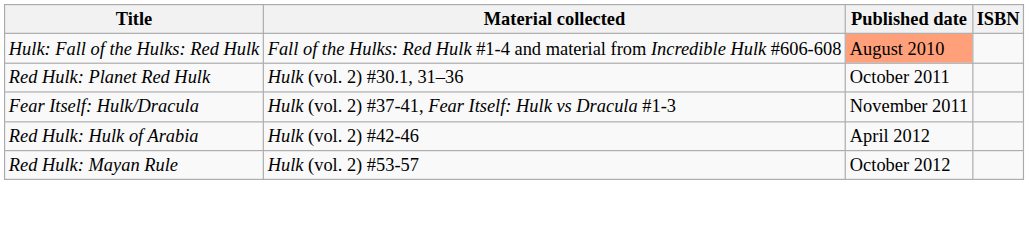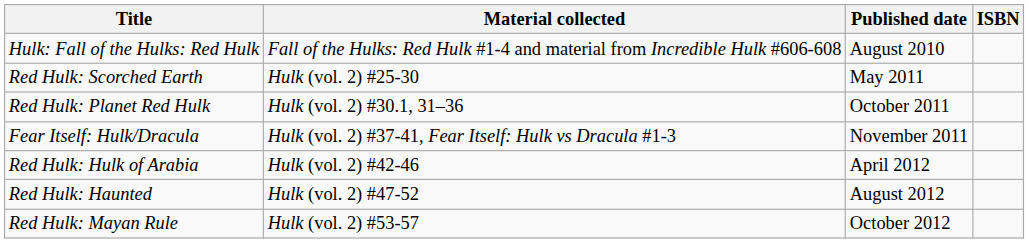(897, 48) lightsalmon background -> (897, 48) no background
+ row: (106, 77)
+ row: (80, 194)
